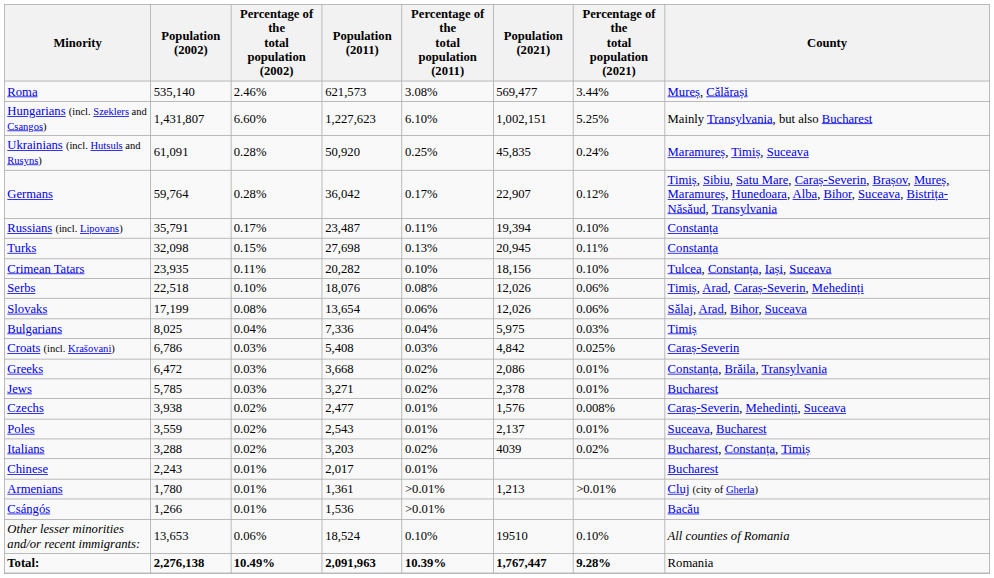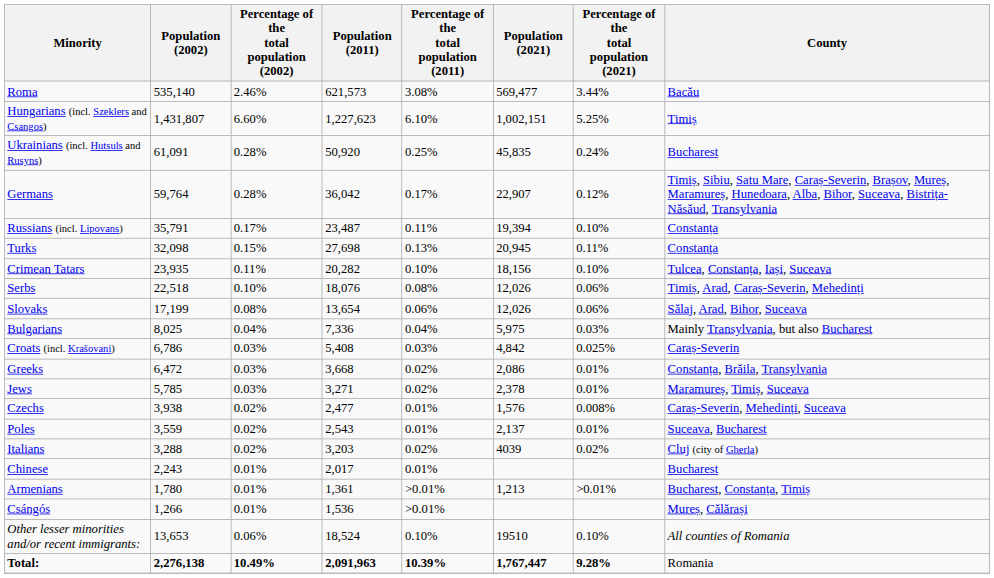(708, 91) Mureș, Călărași -> (683, 91) Bacău
(770, 118) Mainly Transylvania, but also Bucharest -> (682, 118) Timiș
(738, 152) Maramureș, Timiș, Suceava -> (693, 152) Bucharest
(682, 328) Timiș -> (770, 328) Mainly Transylvania, but also Bucharest
(693, 388) Bucharest -> (738, 388) Maramureș, Timiș, Suceava
(739, 449) Bucharest, Constanța, Timiș -> (713, 449) Cluj (city of Gherla)
(713, 489) Cluj (city of Gherla) -> (739, 489) Bucharest, Constanța, Timiș
(683, 509) Bacău -> (708, 509) Mureș, Călărași
